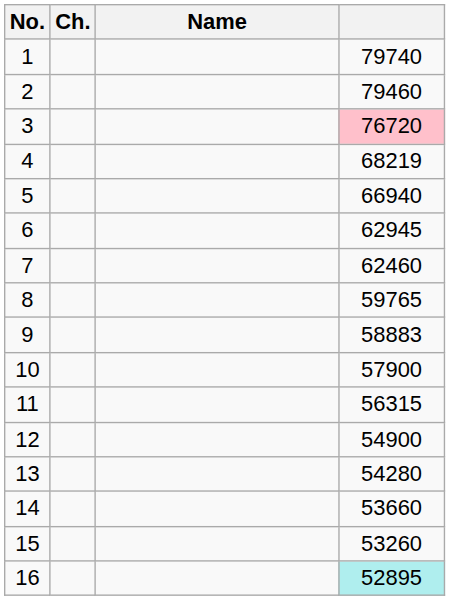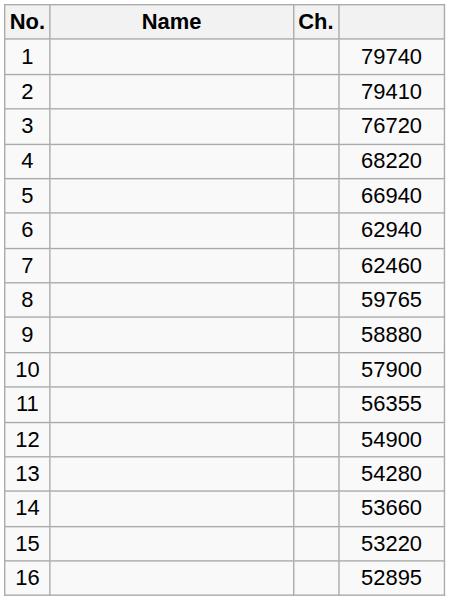columns swapped: (73, 21) <-> (217, 21)
(392, 91) 79460 -> (392, 91) 79410
(392, 126) pink background -> (392, 126) no background
(392, 160) 68219 -> (392, 160) 68220
(392, 230) 62945 -> (392, 230) 62940
(392, 334) 58883 -> (392, 334) 58880
(392, 404) 56315 -> (392, 404) 56355
(392, 543) 53260 -> (392, 543) 53220
(392, 578) paleturquoise background -> (392, 578) no background
